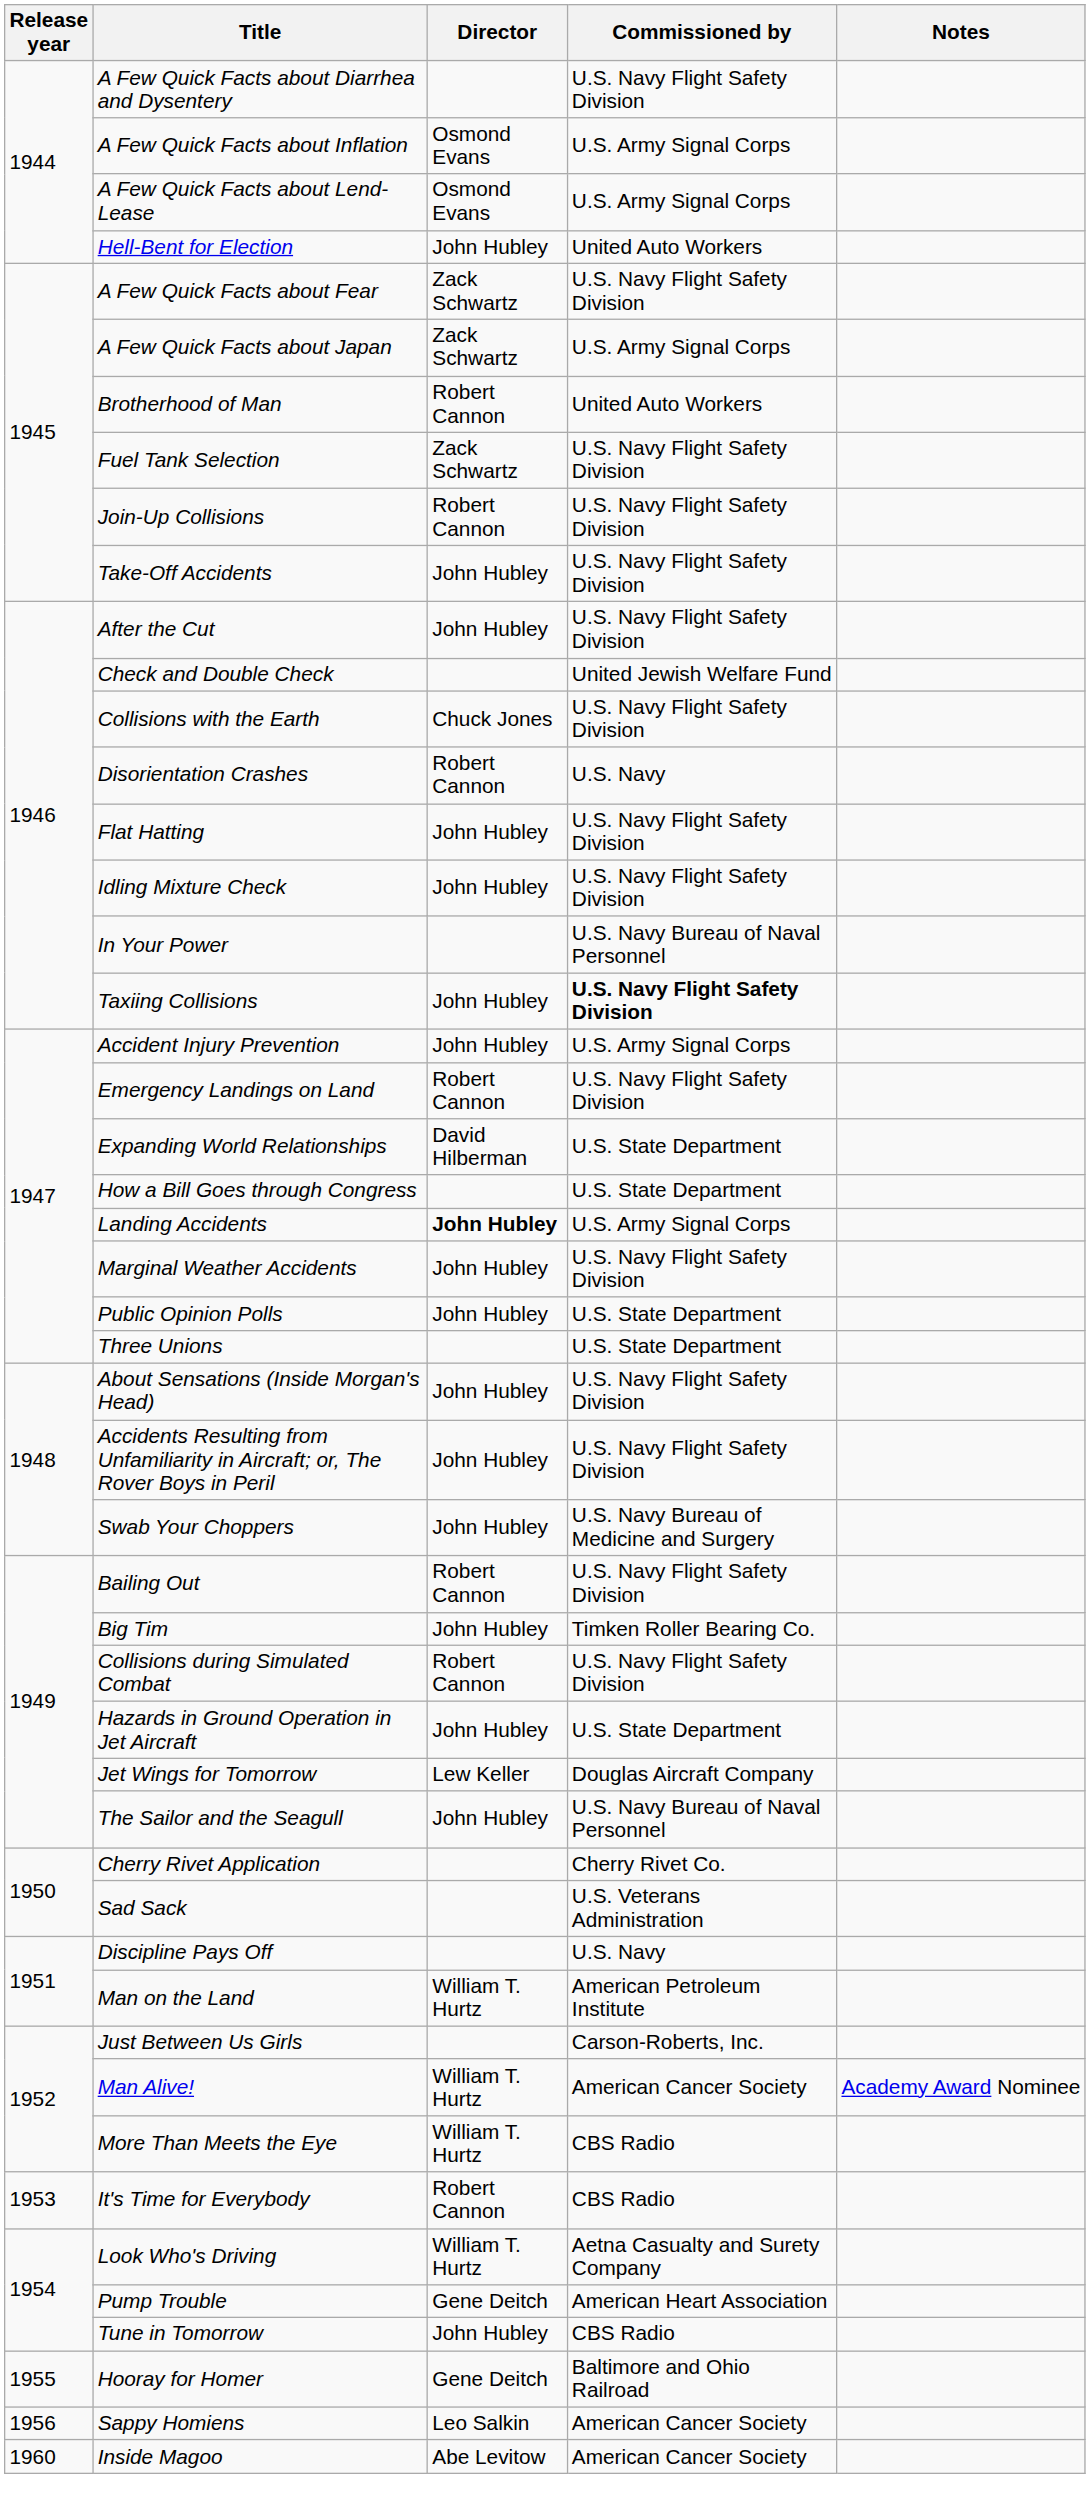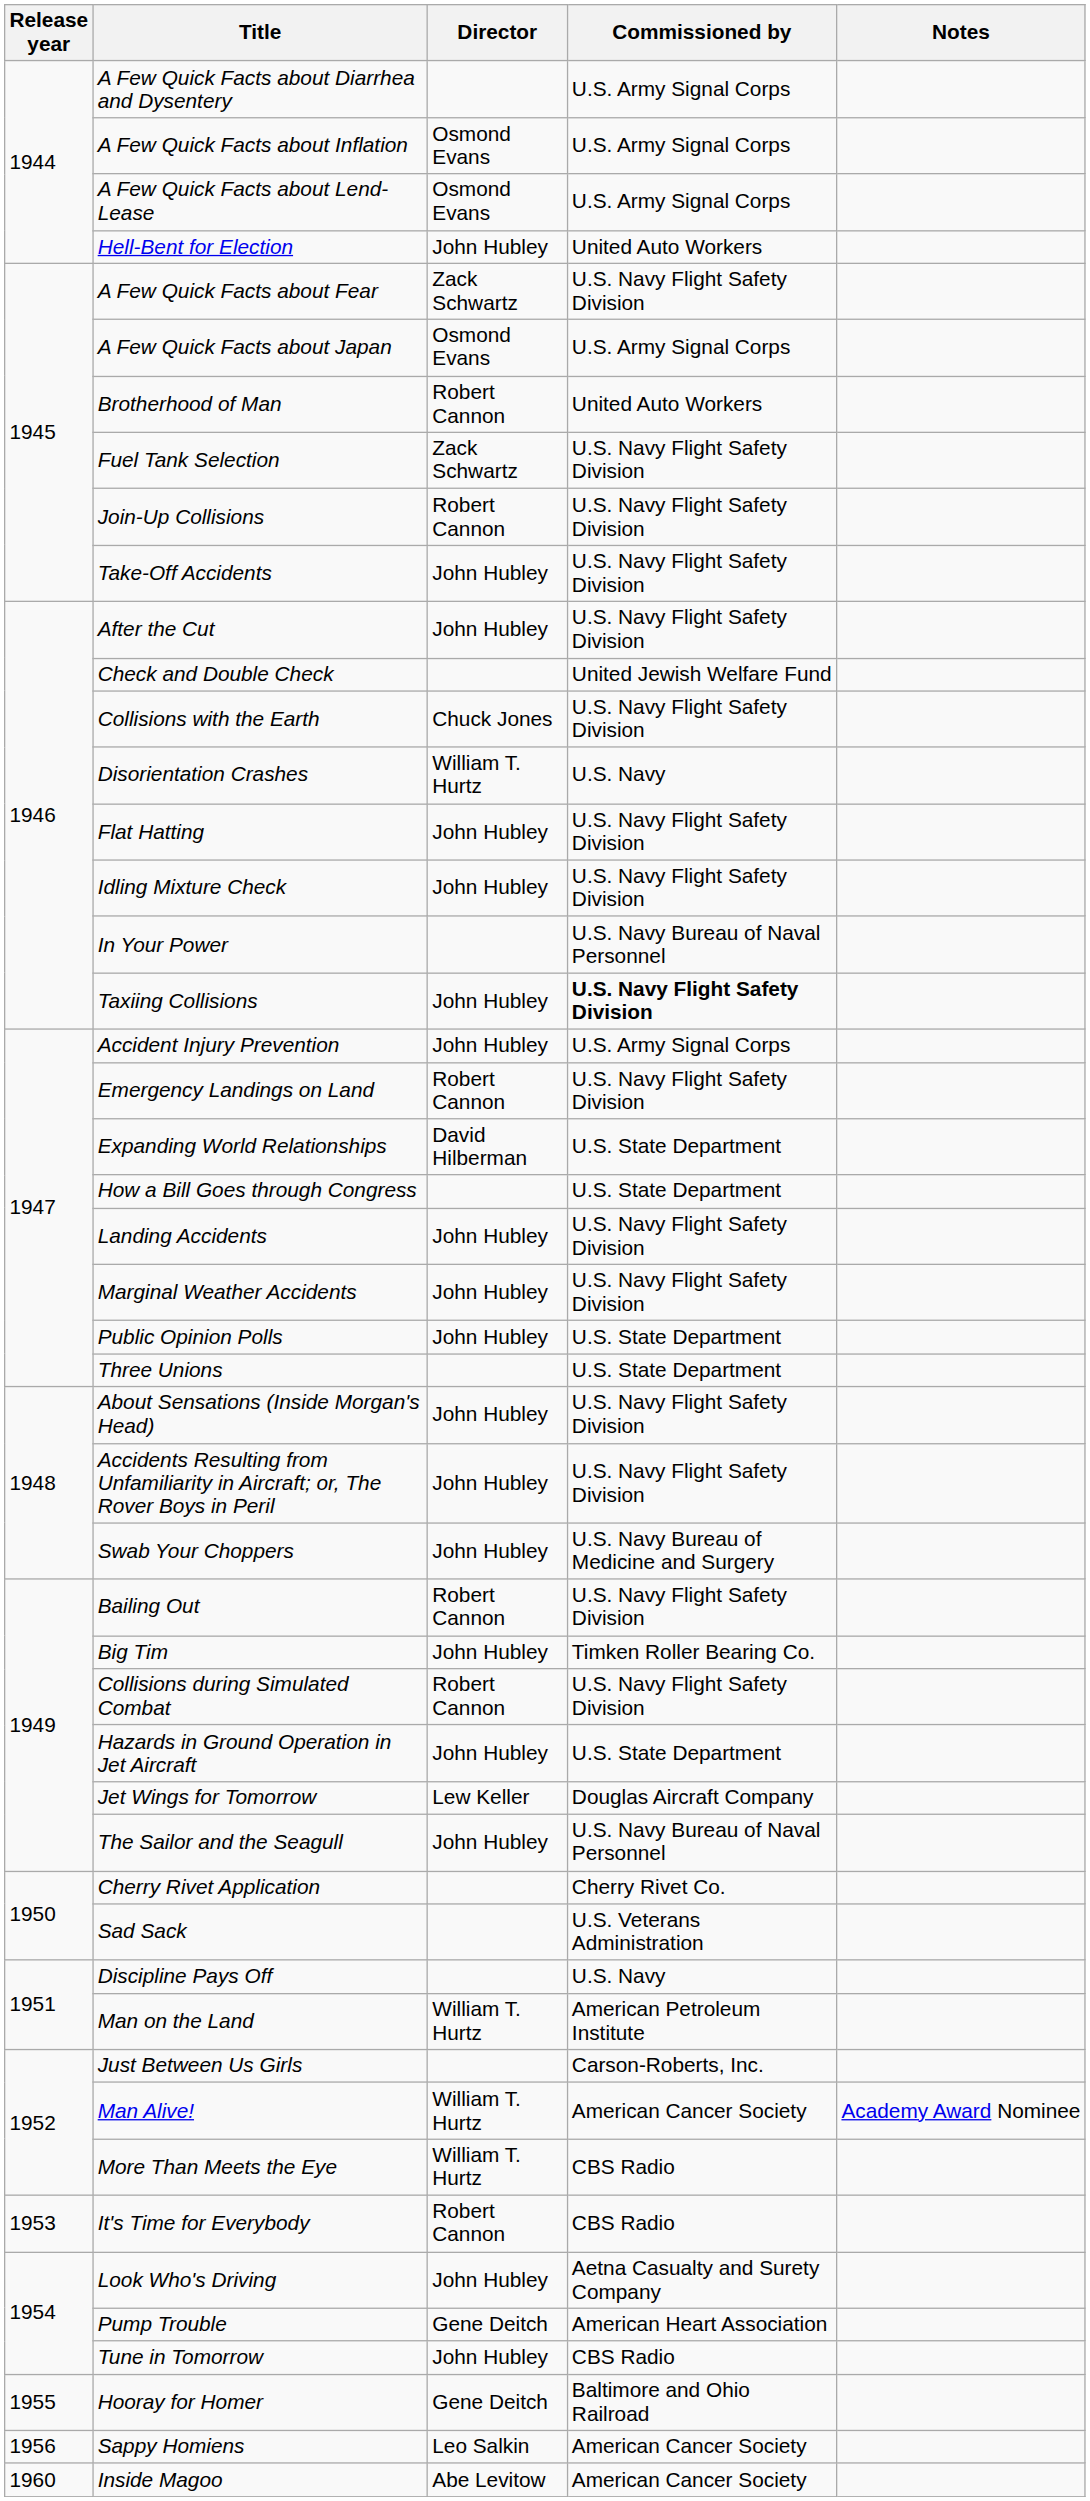(679, 89) U.S. Navy Flight Safety Division -> (681, 89) U.S. Army Signal Corps
(475, 347) Zack Schwartz -> (472, 347) Osmond Evans
(469, 775) Robert Cannon -> (477, 775) William T. Hurtz
(495, 1224) bold -> (490, 1236) normal
(681, 1224) U.S. Army Signal Corps -> (679, 1236) U.S. Navy Flight Safety Division
(477, 2256) William T. Hurtz -> (490, 2279) John Hubley
